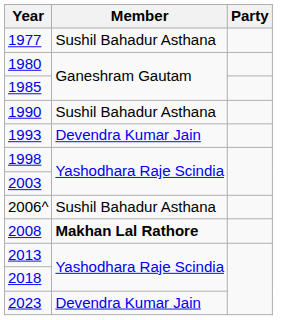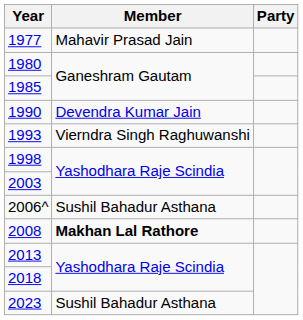(136, 40) Sushil Bahadur Asthana -> (124, 40) Mahavir Prasad Jain
(136, 111) Sushil Bahadur Asthana -> (128, 111) Devendra Kumar Jain
(128, 135) Devendra Kumar Jain -> (153, 135) Vierndra Singh Raghuwanshi
(128, 302) Devendra Kumar Jain -> (136, 302) Sushil Bahadur Asthana
